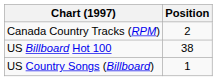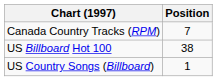(187, 31) 2 -> (187, 31) 7
